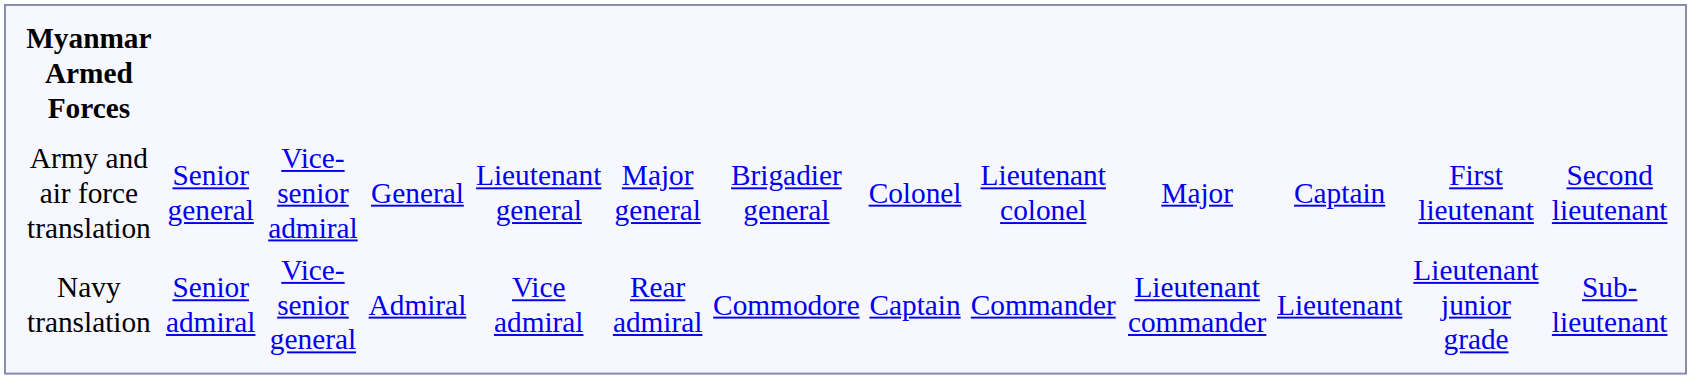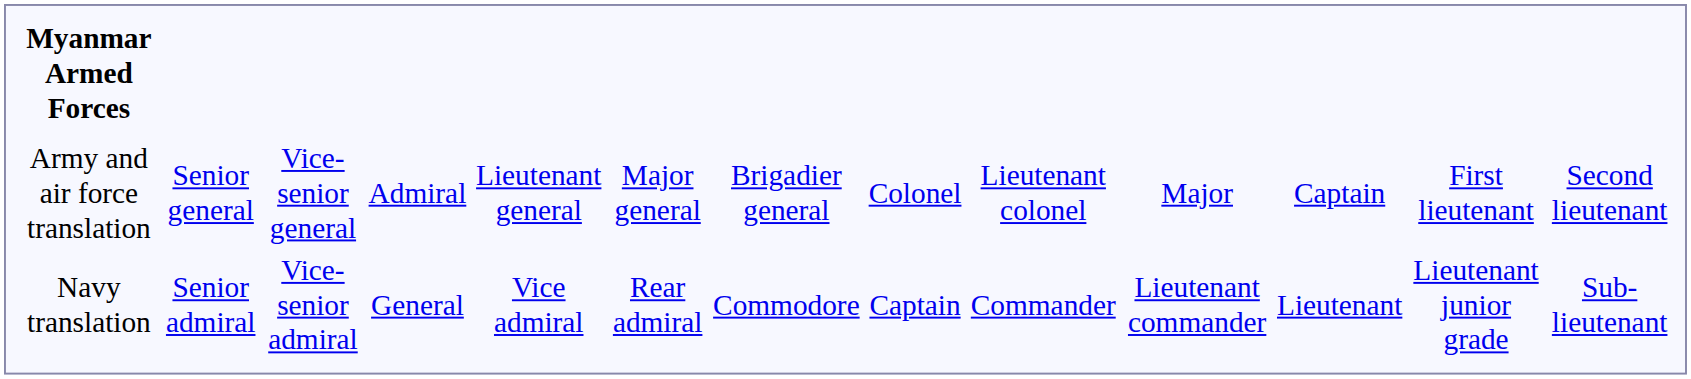(313, 192) Vice-senior admiral -> (313, 192) Vice-senior general
(417, 192) General -> (417, 192) Admiral
(313, 304) Vice-senior general -> (313, 304) Vice-senior admiral
(417, 304) Admiral -> (417, 304) General
